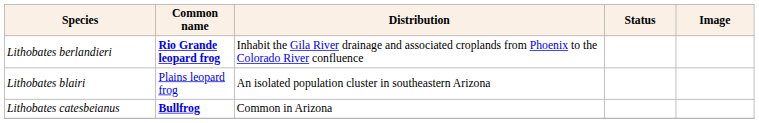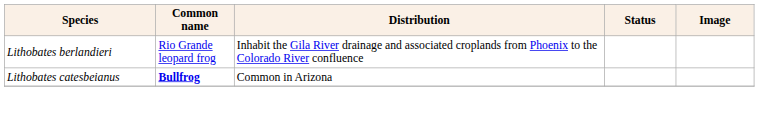(189, 51) bold -> (187, 51) normal
- row: (46, 83)
